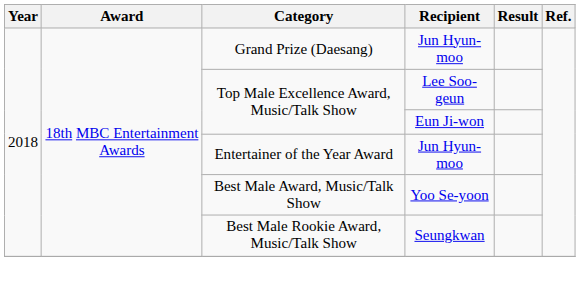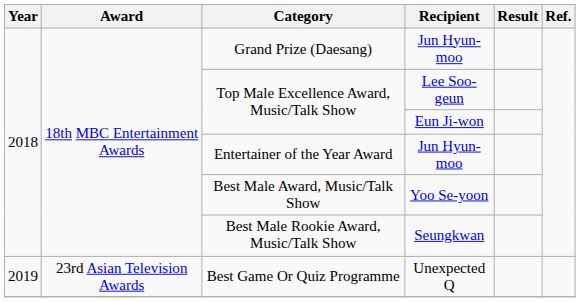+ row: (303, 276)
